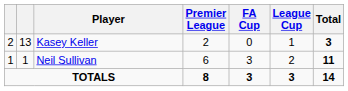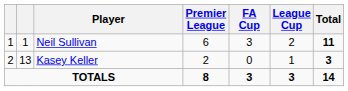rows swapped: (67, 60) <-> (67, 43)
